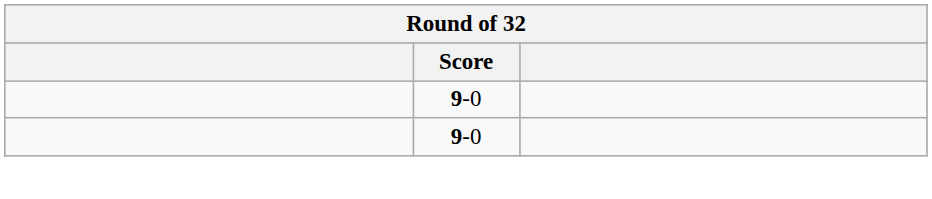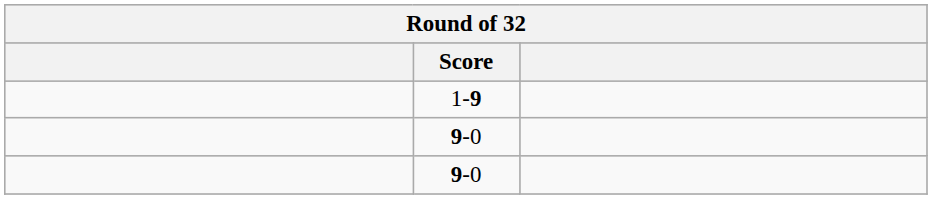+ row: (209, 100)
